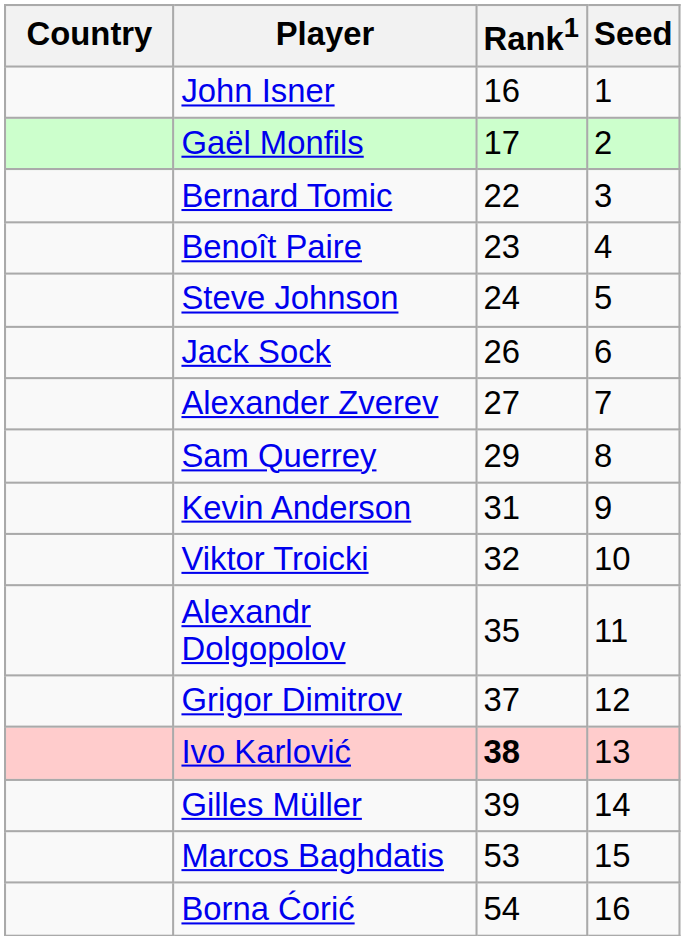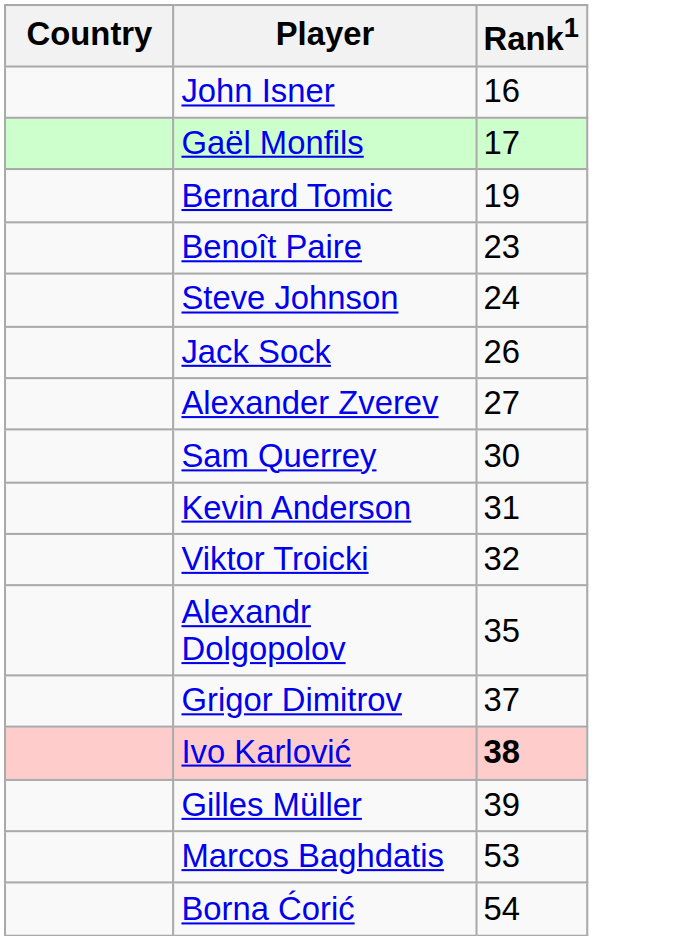- column: (633, 34)
(502, 195) 22 -> (502, 195) 19
(502, 455) 29 -> (502, 455) 30
